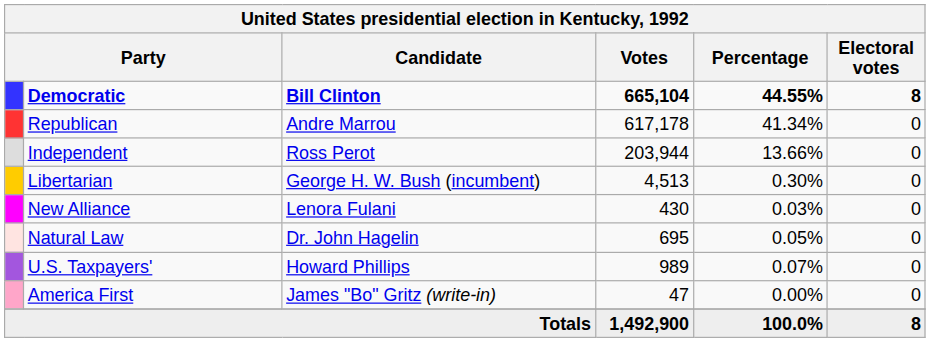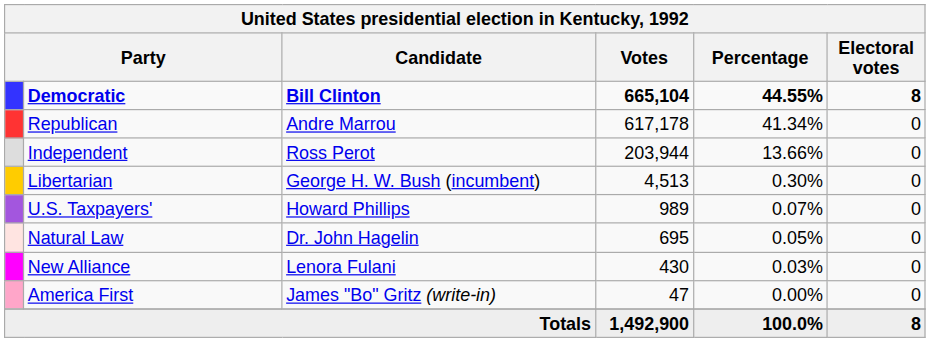rows swapped: (90, 266) <-> (79, 209)
